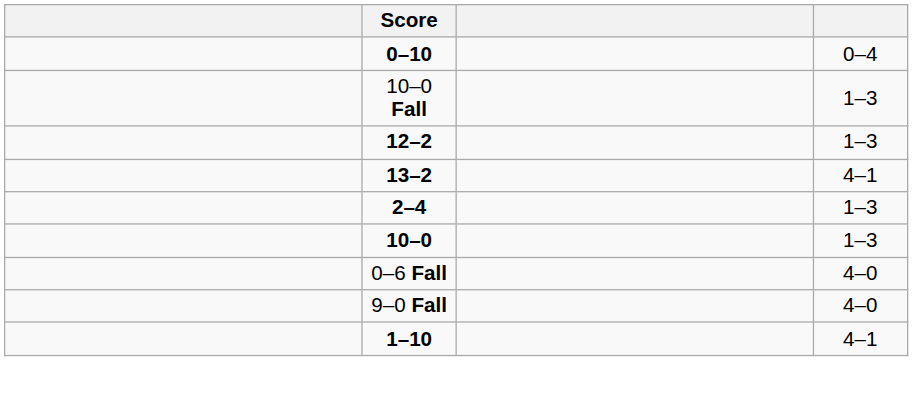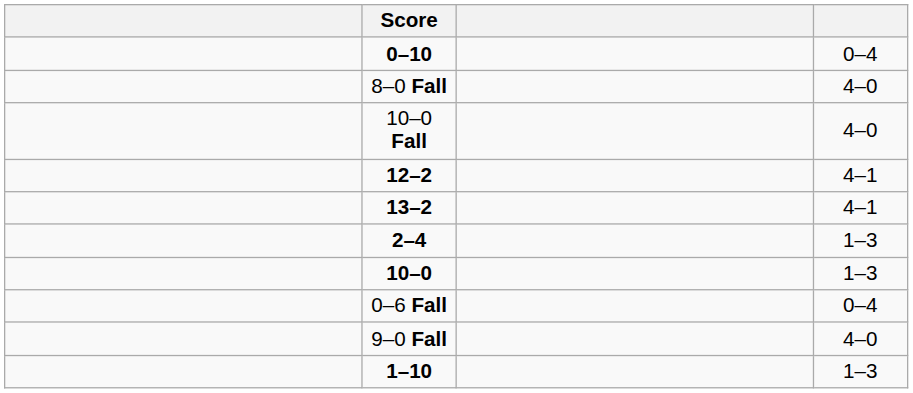+ row: (409, 86)
(860, 97) 1–3 -> (860, 130) 4–0
(860, 142) 1–3 -> (860, 175) 4–1
(860, 273) 4–0 -> (860, 305) 0–4
(860, 338) 4–1 -> (860, 371) 1–3
